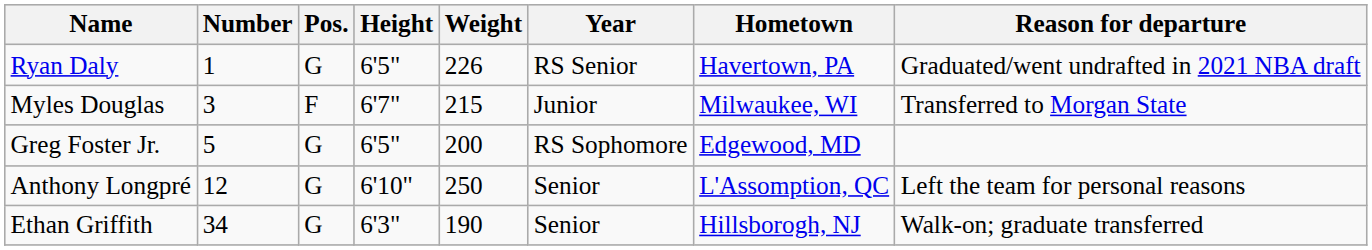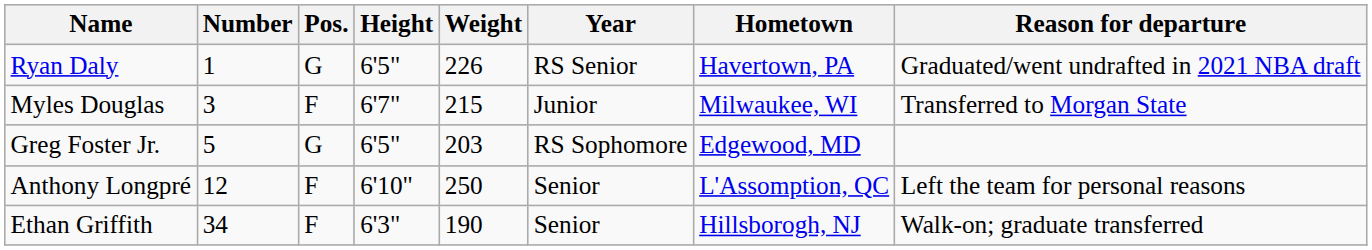(464, 144) 200 -> (464, 144) 203
(313, 184) G -> (311, 184) F
(313, 225) G -> (311, 225) F
